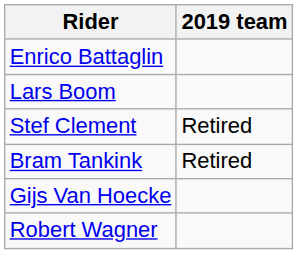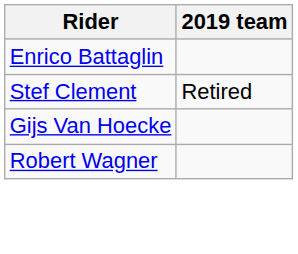- row: (63, 91)
- row: (76, 160)
